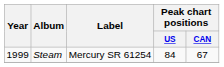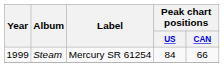(202, 54) 67 -> (202, 54) 66
